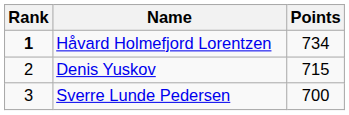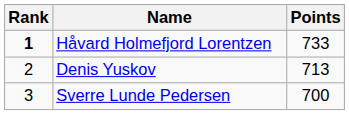(316, 43) 734 -> (316, 43) 733
(316, 69) 715 -> (316, 69) 713
